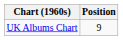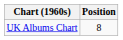(99, 27) 9 -> (99, 27) 8
